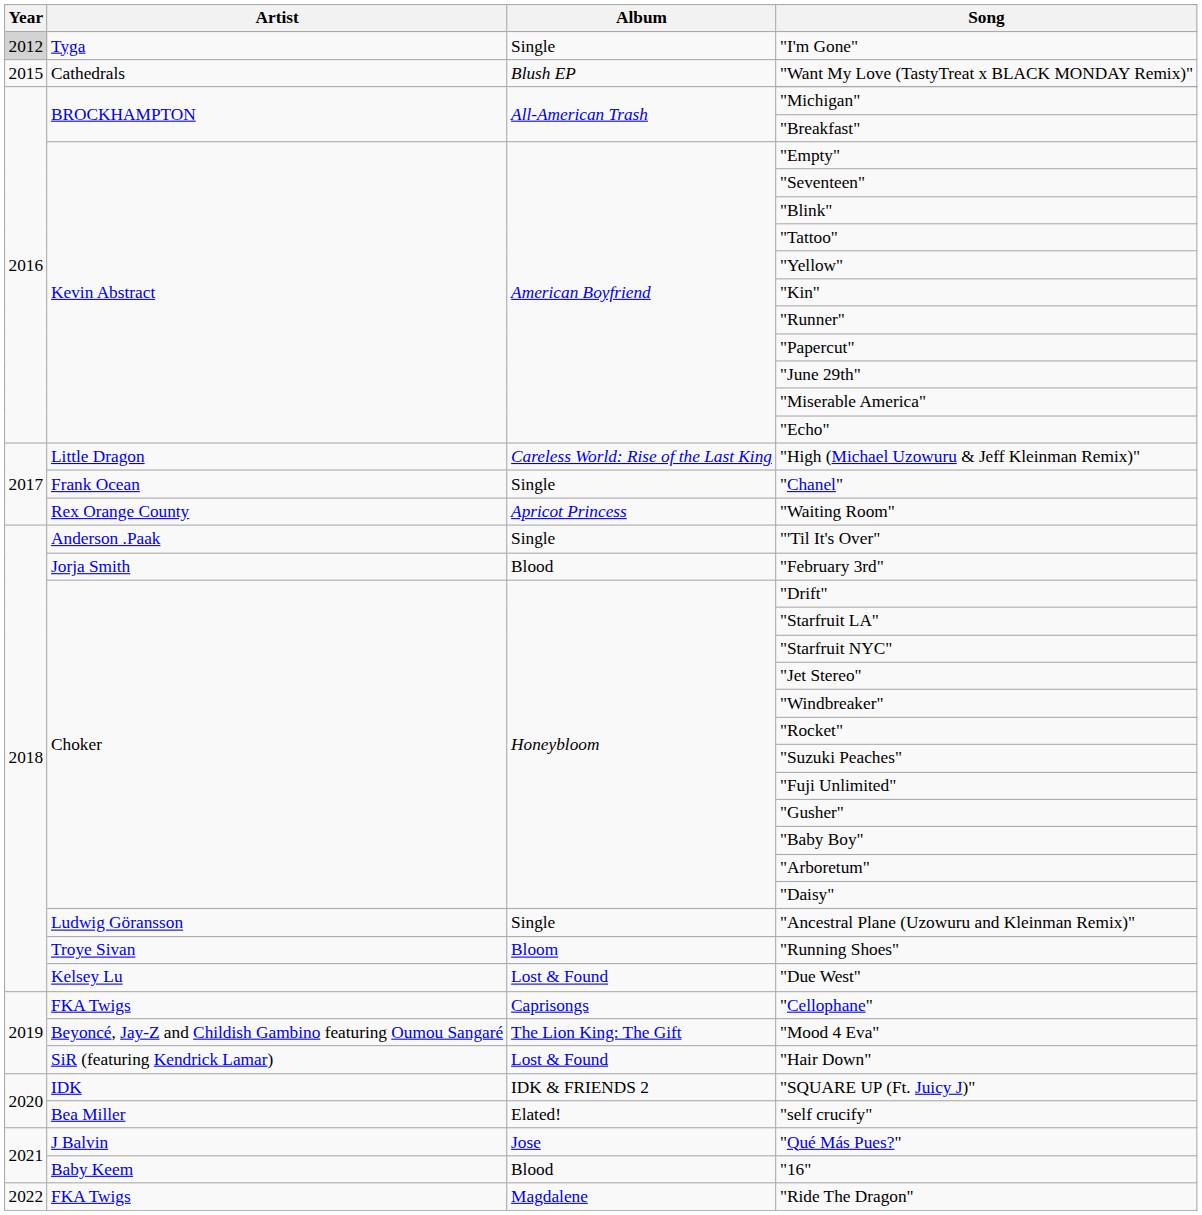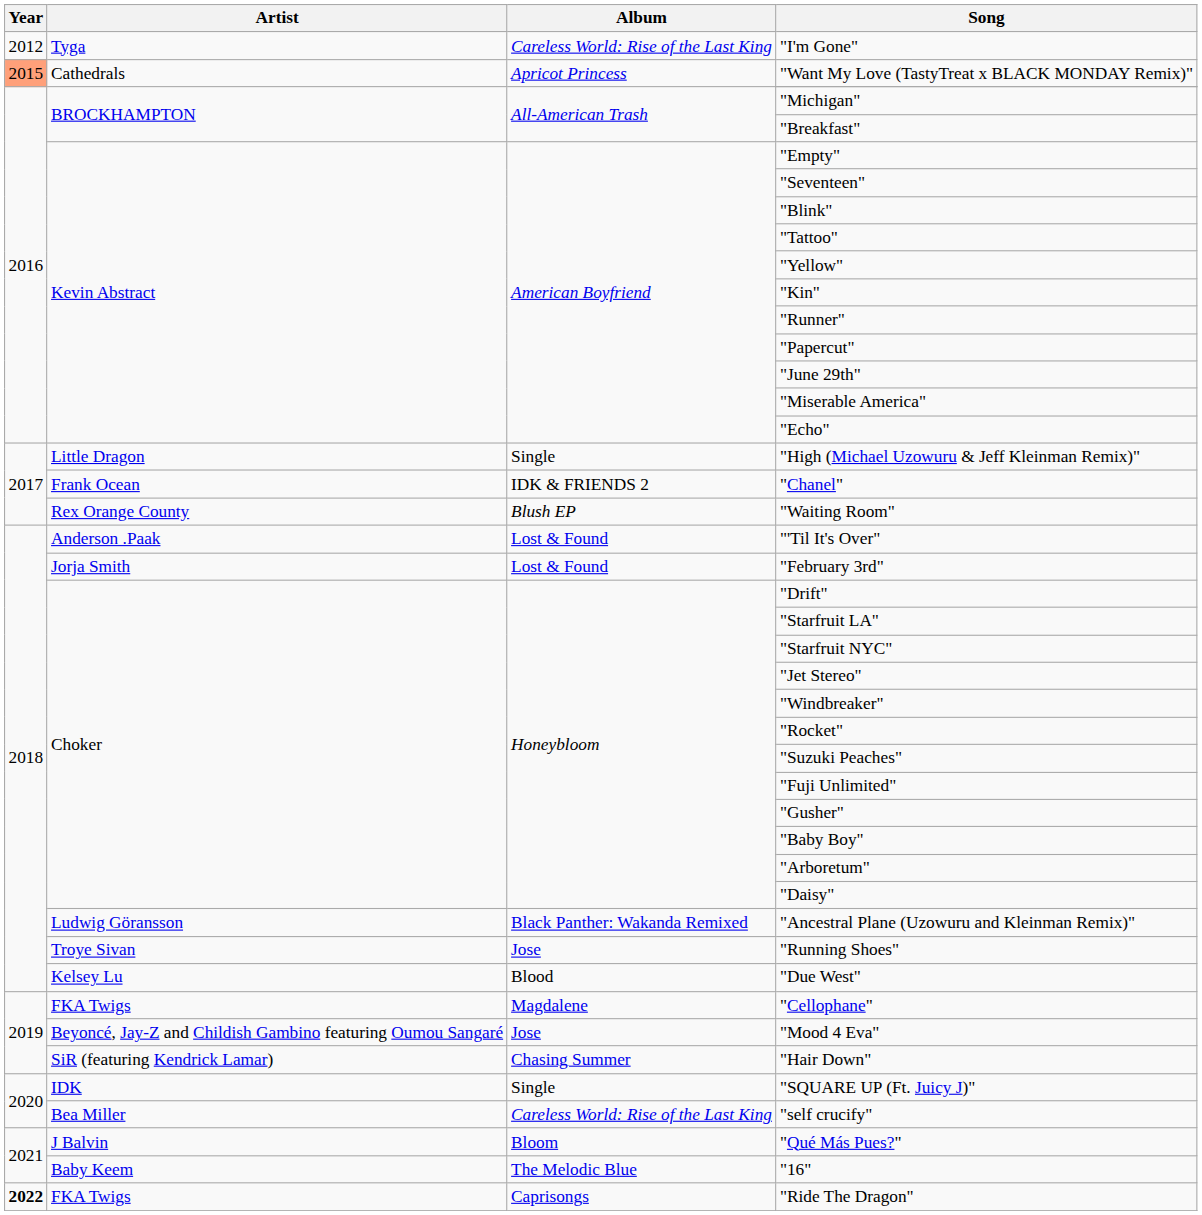(26, 45) lightgrey background -> (26, 45) no background
(533, 45) Single -> (642, 45) Careless World: Rise of the Last King
(26, 73) no background -> (26, 73) lightsalmon background
(543, 73) Blush EP -> (569, 73) Apricot Princess
(642, 456) Careless World: Rise of the Last King -> (533, 456) Single
(533, 484) Single -> (580, 484) IDK & FRIENDS 2
(569, 511) Apricot Princess -> (543, 511) Blush EP
(533, 538) Single -> (560, 538) Lost & Found
(532, 566) Blood -> (560, 566) Lost & Found
(533, 922) Single -> (629, 922) Black Panther: Wakanda Remixed
(535, 949) Bloom -> (526, 949) Jose
(560, 977) Lost & Found -> (532, 977) Blood
(550, 1004) Caprisongs -> (549, 1004) Magdalene
(596, 1032) The Lion King: The Gift -> (526, 1032) Jose
(560, 1059) Lost & Found -> (571, 1059) Chasing Summer
(580, 1086) IDK & FRIENDS 2 -> (533, 1086) Single
(536, 1114) Elated! -> (642, 1114) Careless World: Rise of the Last King
(526, 1141) Jose -> (535, 1141) Bloom
(532, 1169) Blood -> (574, 1169) The Melodic Blue
(26, 1196) normal -> (26, 1196) bold
(549, 1196) Magdalene -> (550, 1196) Caprisongs
